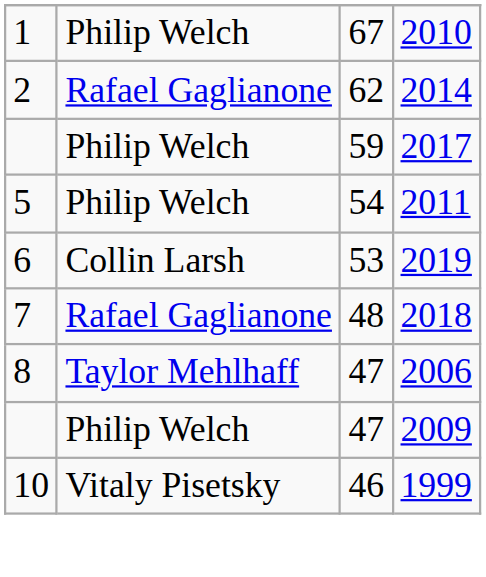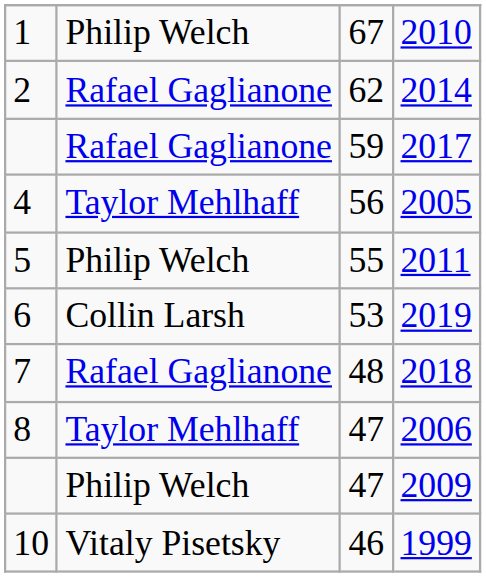(157, 145) Philip Welch -> (199, 145) Rafael Gaglianone
+ row: (436, 202)
(366, 202) 54 -> (366, 259) 55
